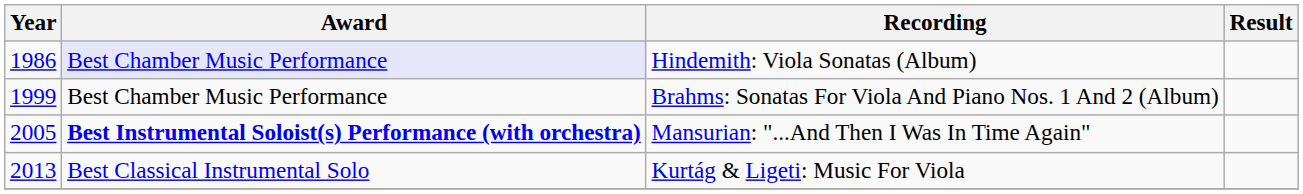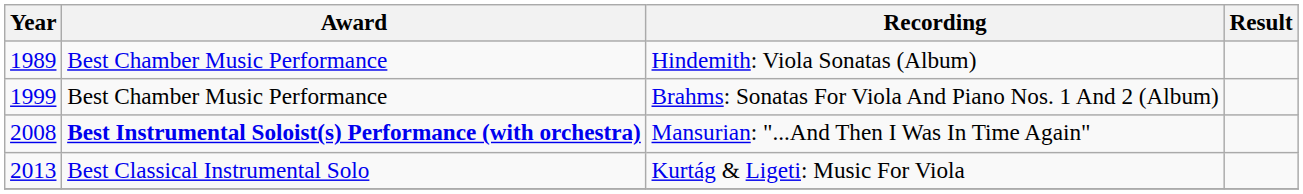(33, 59) 1986 -> (33, 59) 1989
(227, 59) lavender background -> (227, 59) no background
(33, 133) 2005 -> (33, 133) 2008
